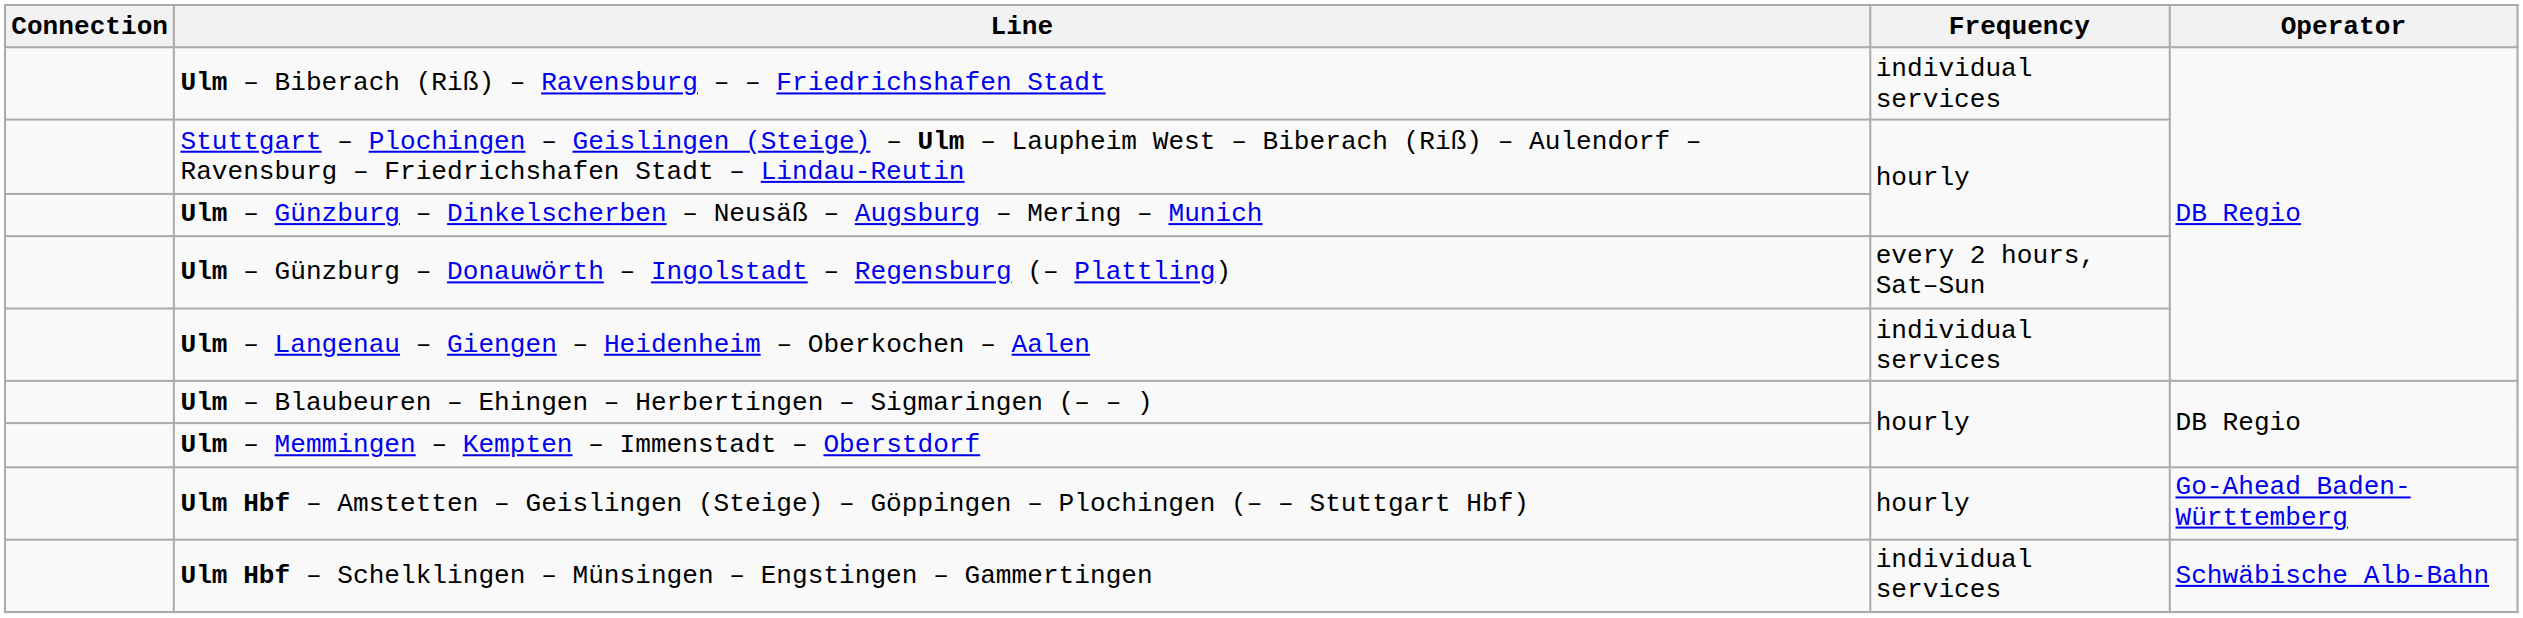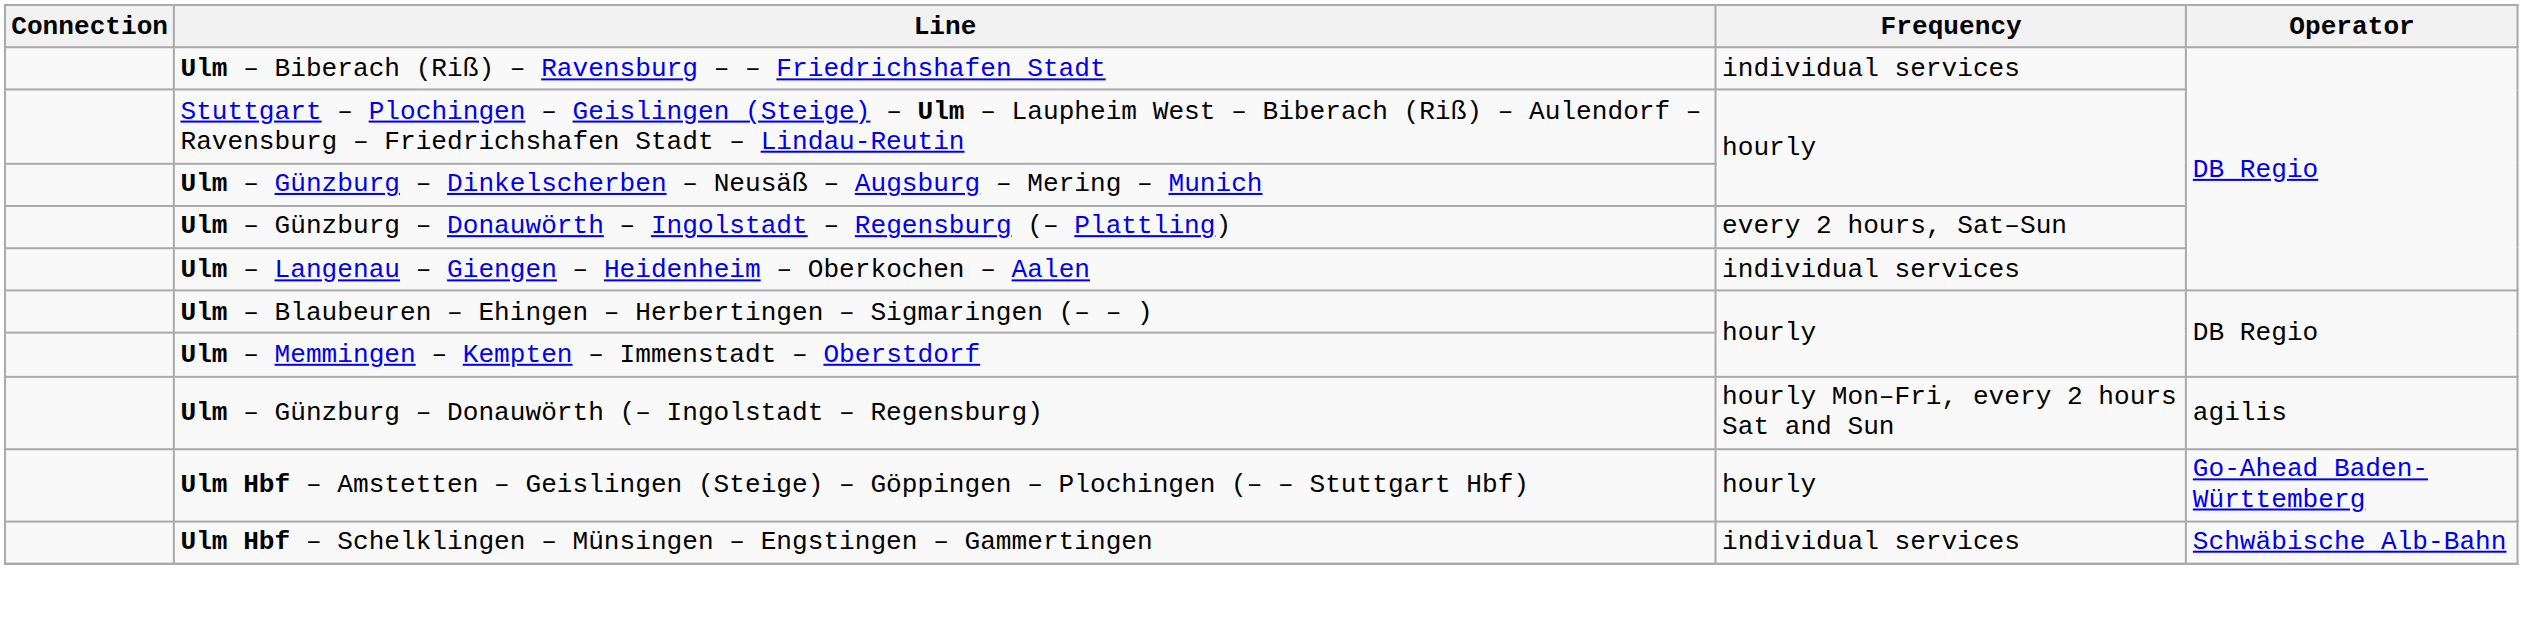+ row: (612, 412)
